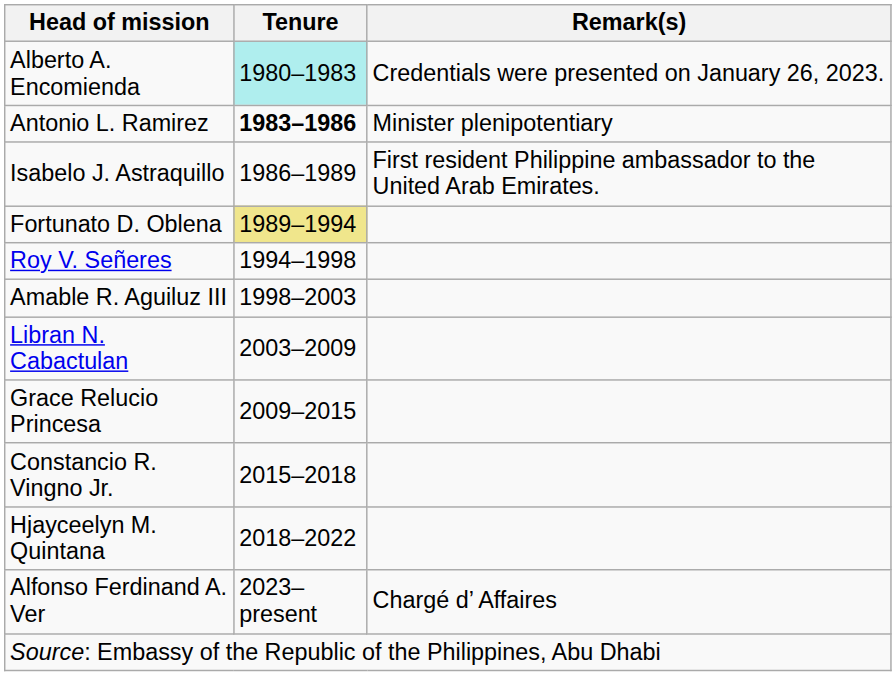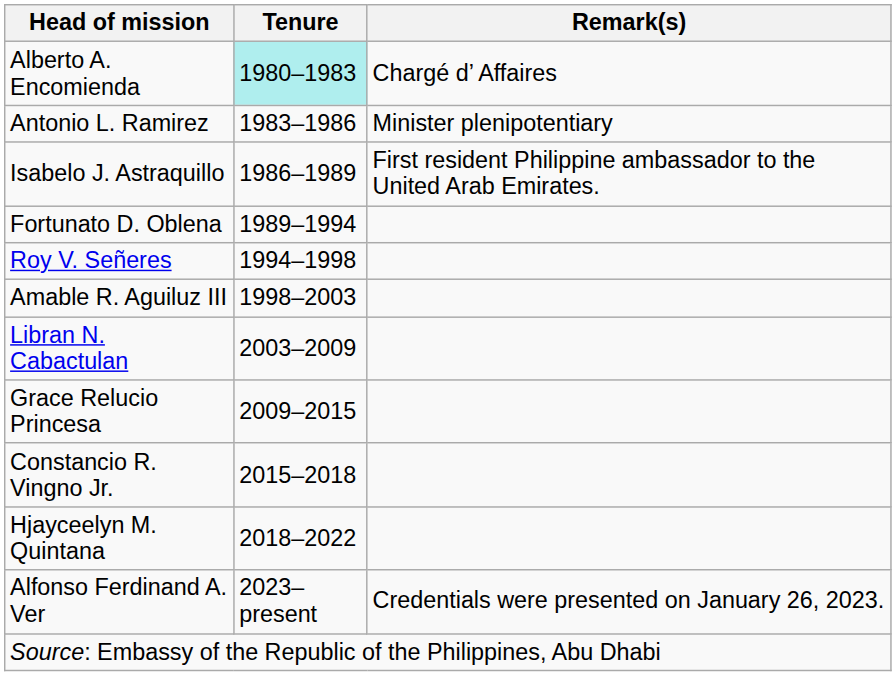(628, 73) Credentials were presented on January 26, 2023. -> (465, 73) Chargé d’ Affaires
(298, 123) bold -> (298, 123) normal
(298, 223) khaki background -> (298, 223) no background
(465, 601) Chargé d’ Affaires -> (628, 601) Credentials were presented on January 26, 2023.
